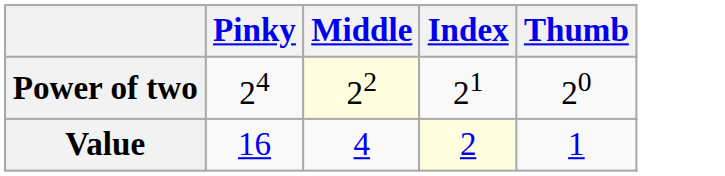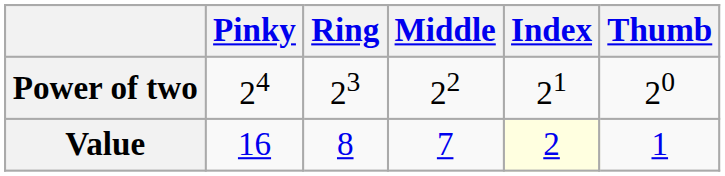+ column: (345, 30)
(362, 87) lightyellow background -> (445, 87) no background
(362, 144) 4 -> (445, 144) 7
